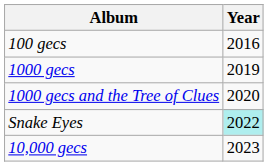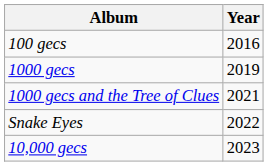(243, 95) 2020 -> (243, 95) 2021
(243, 122) paleturquoise background -> (243, 122) no background
